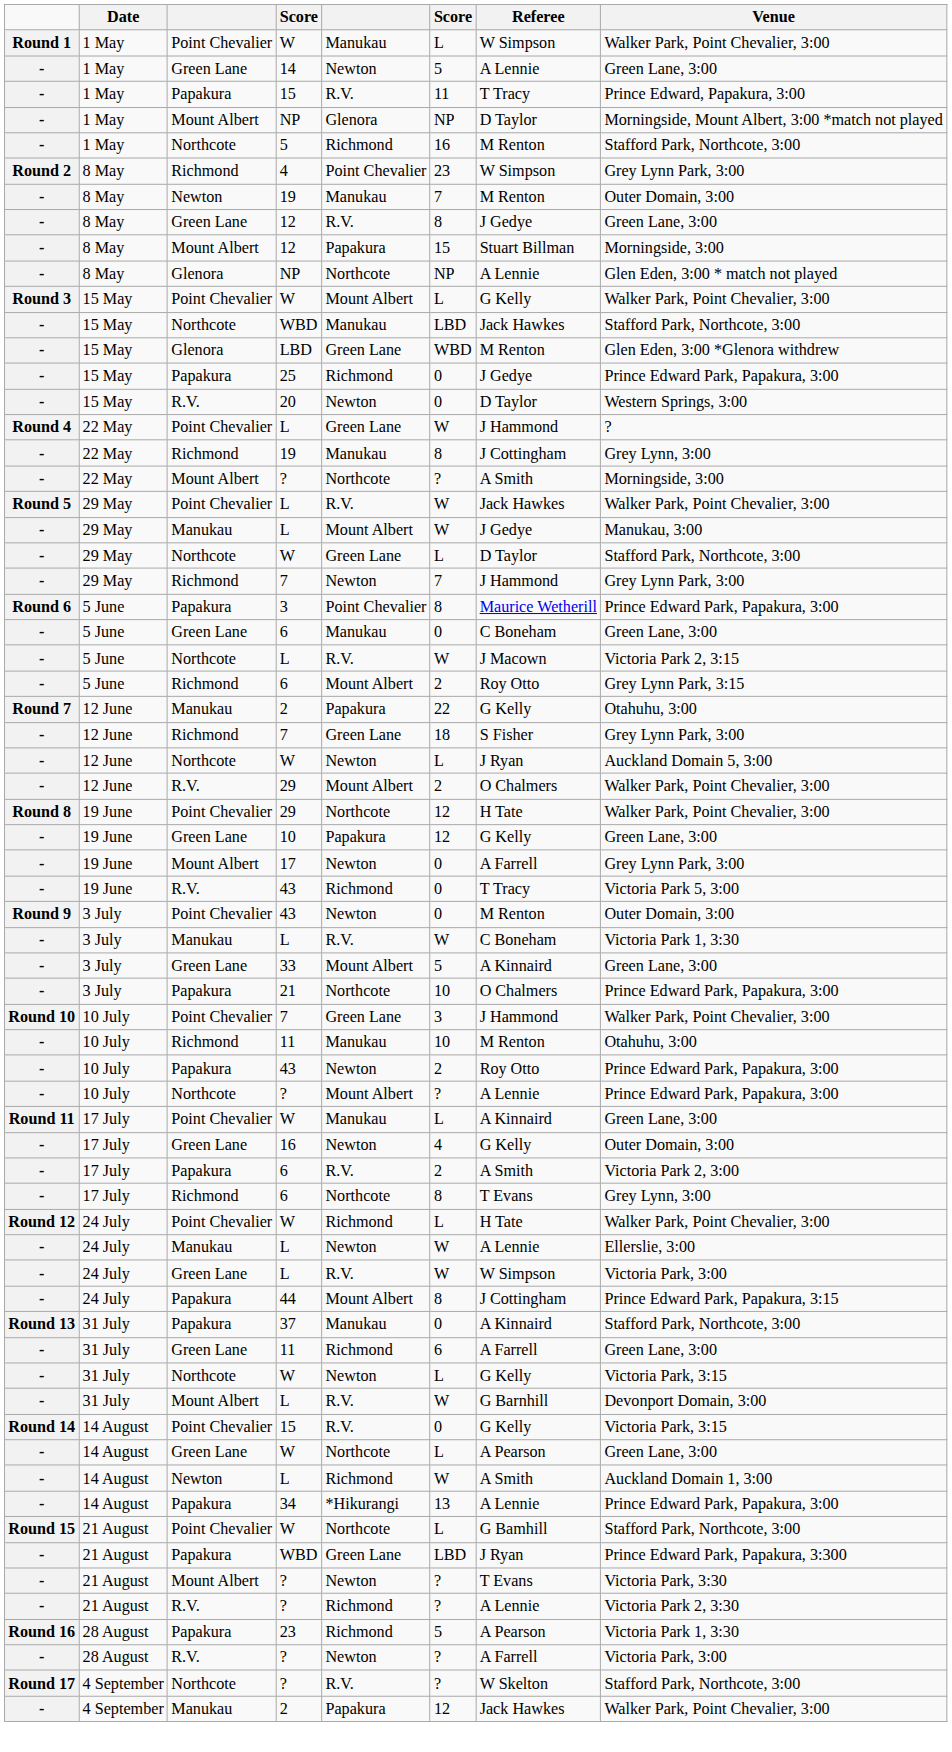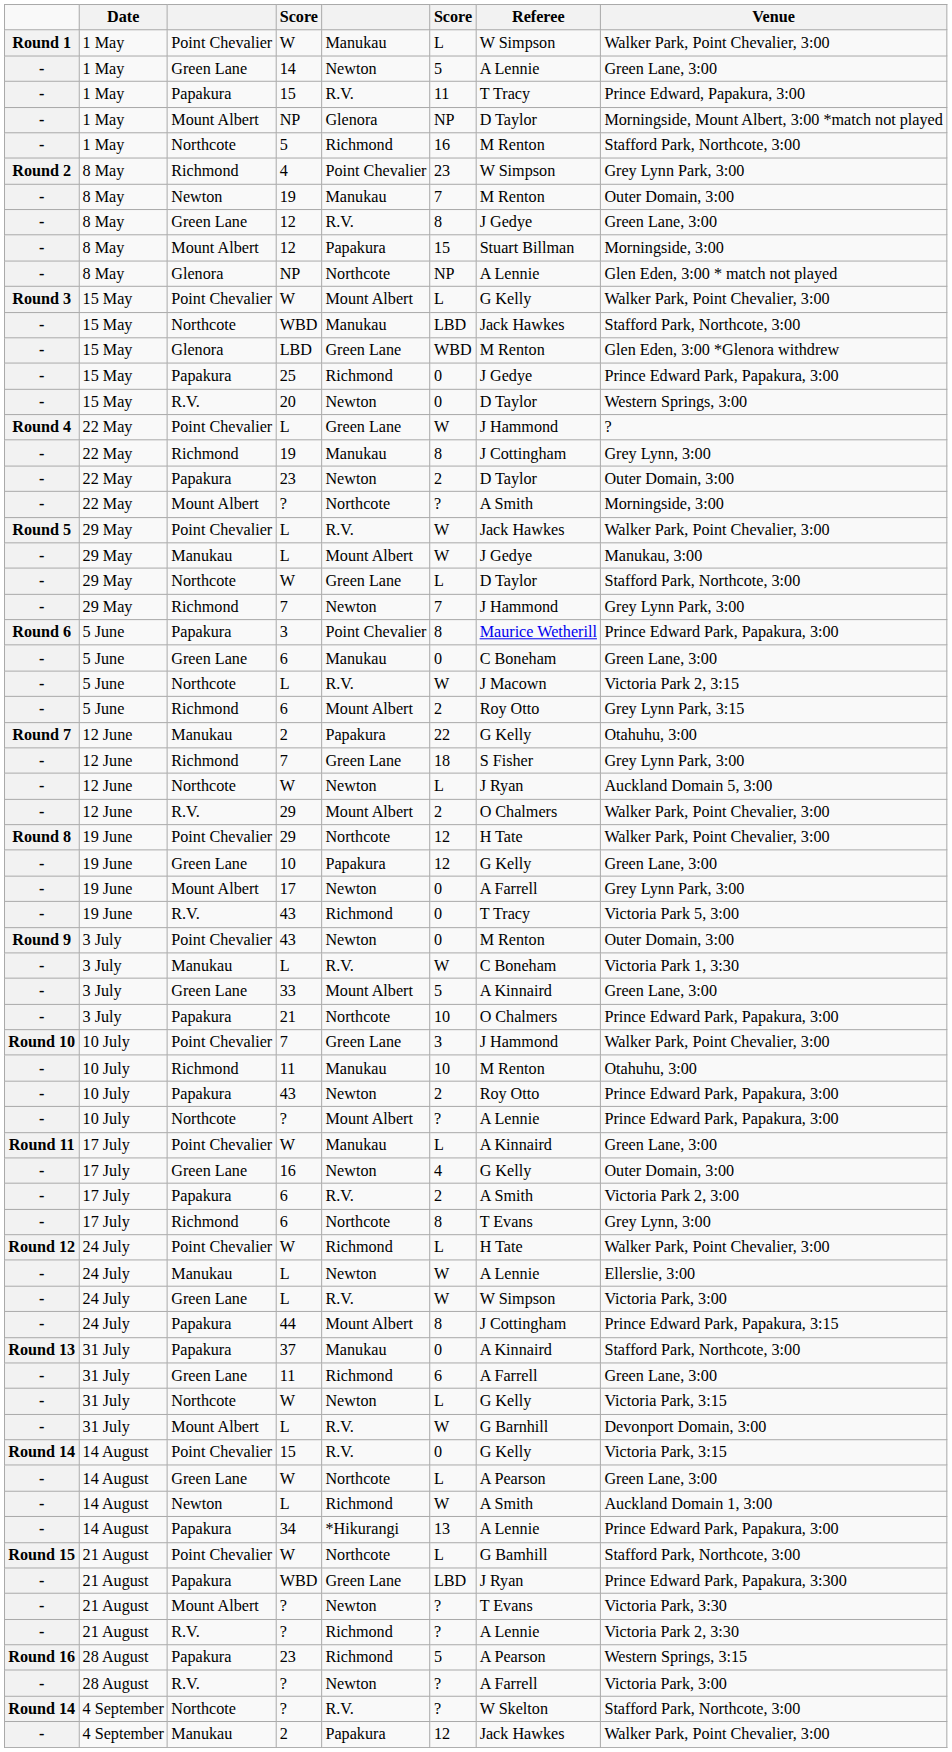+ row: (108, 478)
(672, 1631) Victoria Park 1, 3:30 -> (676, 1657) Western Springs, 3:15
(42, 1683) Round 17 -> (42, 1708) Round 14
